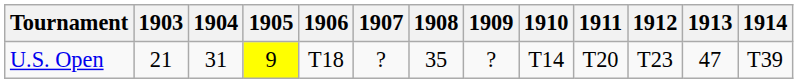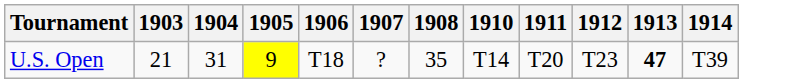- column: (491, 23)
(710, 59) normal -> (655, 59) bold
